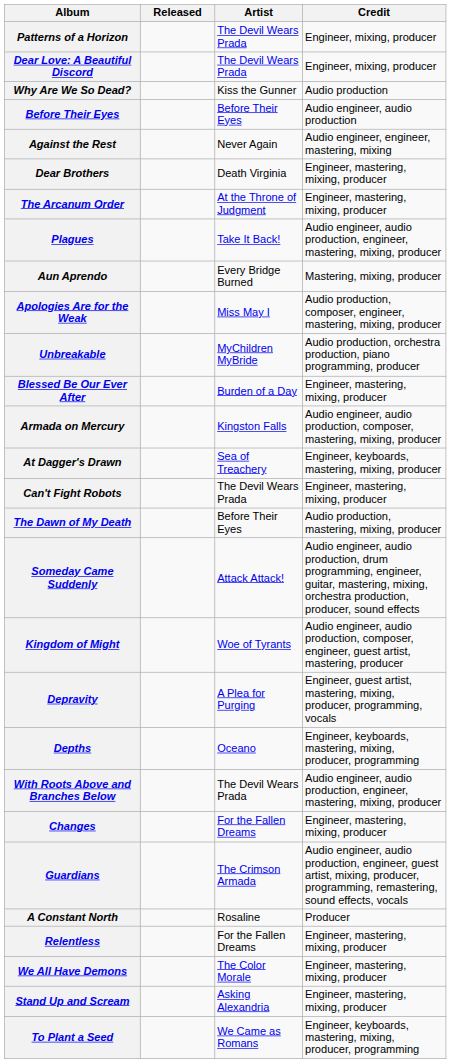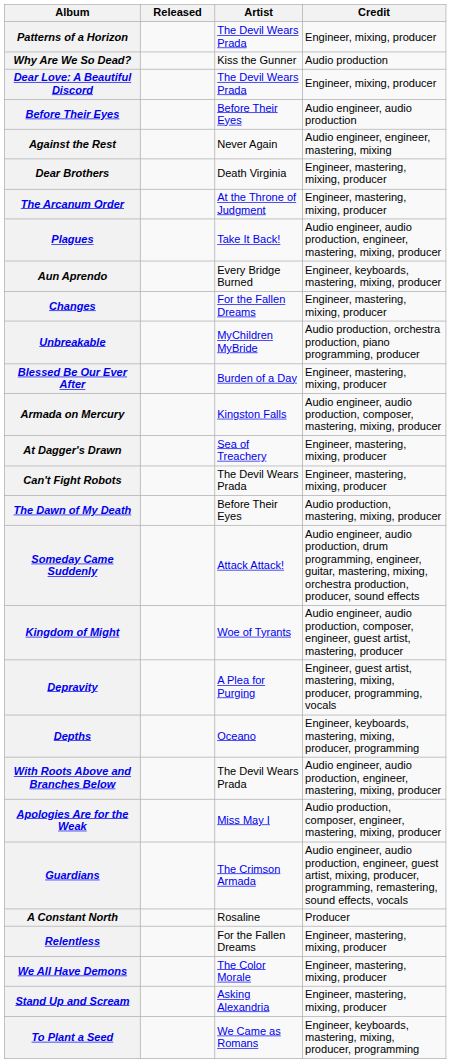rows swapped: (72, 66) <-> (72, 90)
(373, 276) Mastering, mixing, producer -> (373, 276) Engineer, keyboards, mastering, mixing, producer
rows swapped: (72, 826) <-> (72, 312)
(373, 463) Engineer, keyboards, mastering, mixing, producer -> (356, 450) Engineer, mastering, mixing, producer
